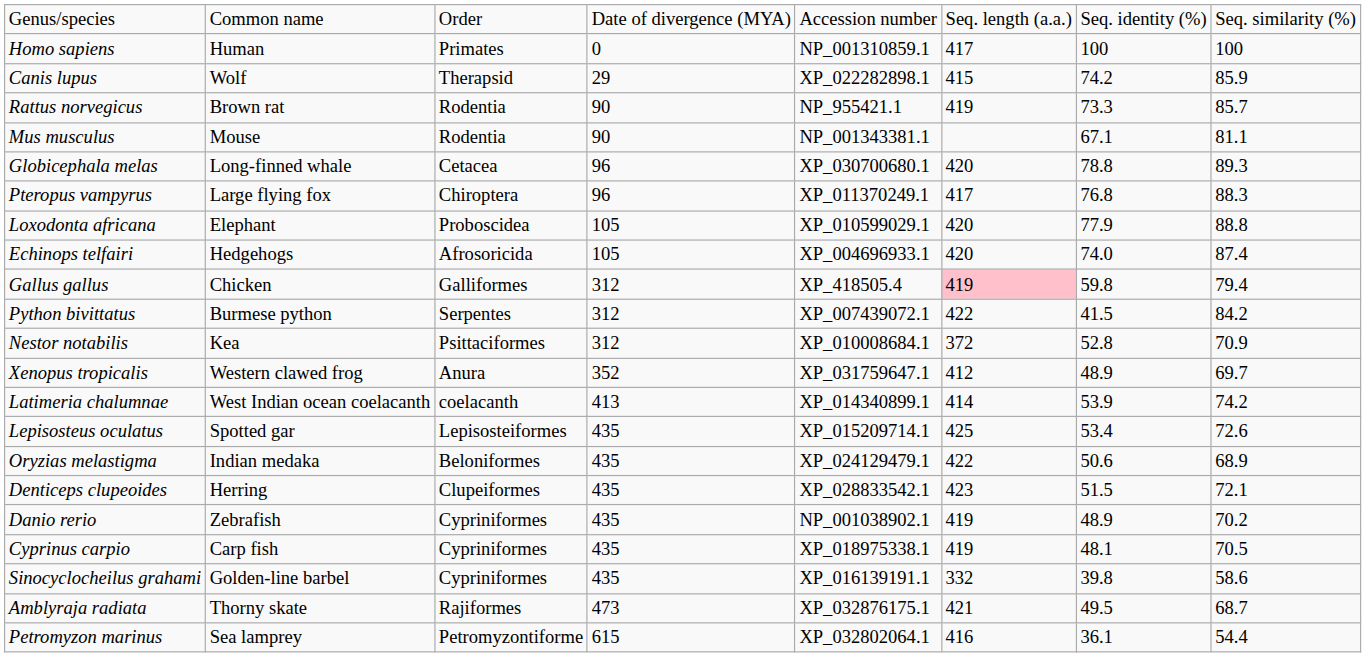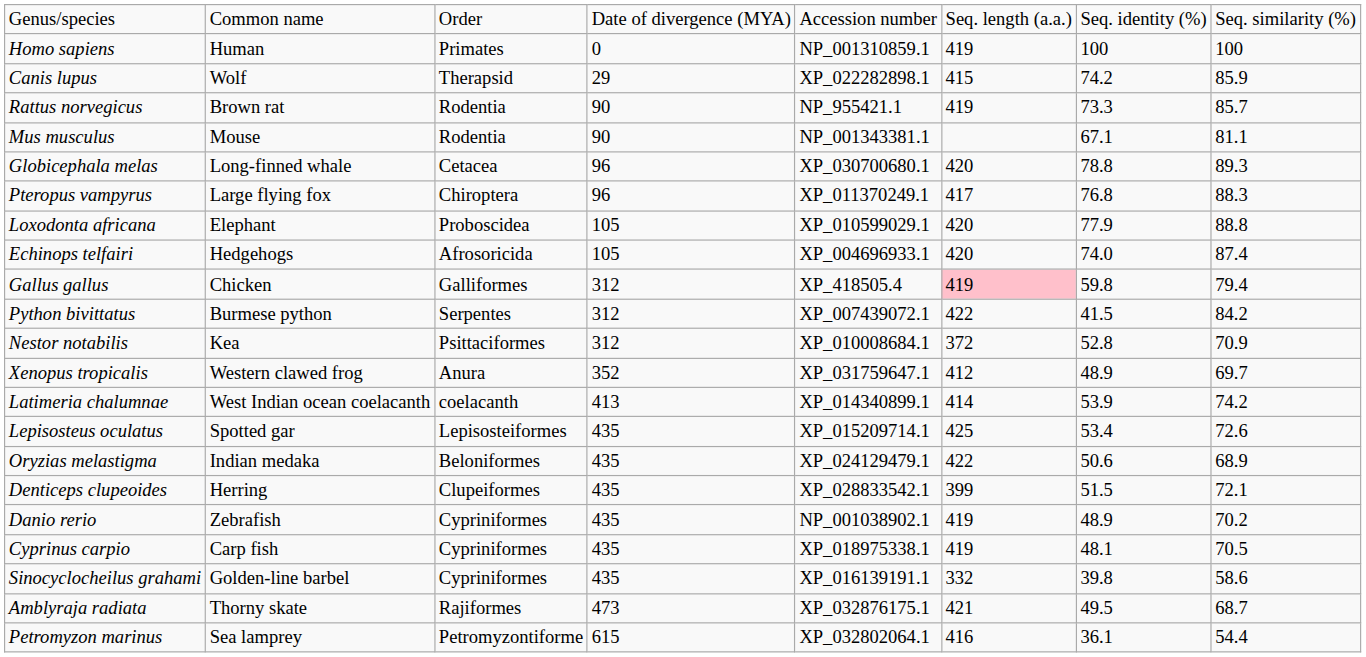(959, 48) 417 -> (959, 48) 419
(959, 490) 423 -> (959, 490) 399
